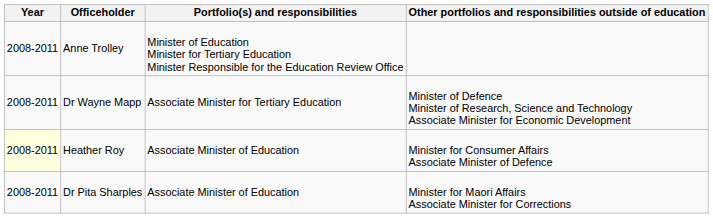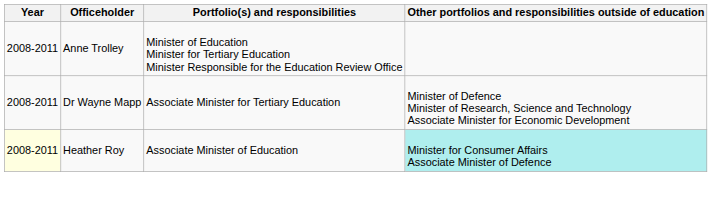(481, 156) no background -> (479, 156) paleturquoise background
- row: (103, 192)
